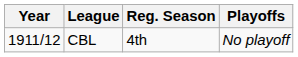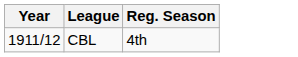- column: (256, 16)
